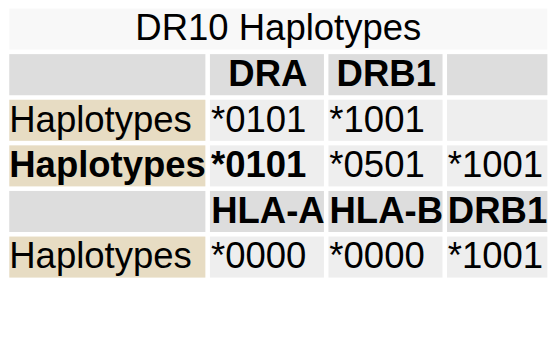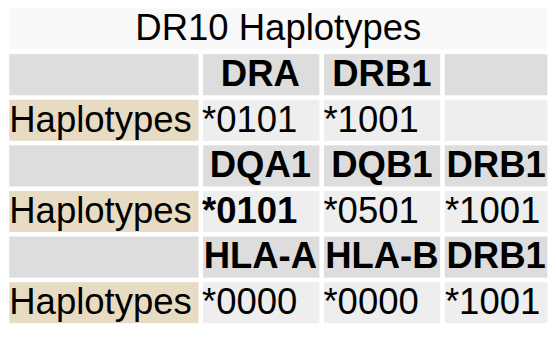+ row: (382, 165)
(108, 165) bold -> (101, 210) normal
